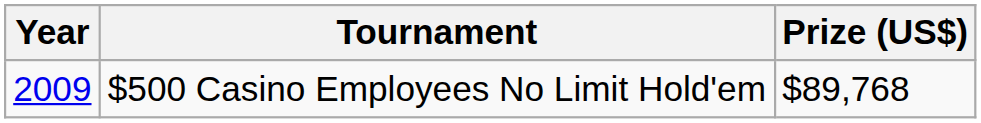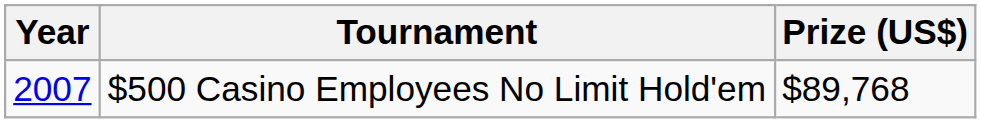(52, 88) 2009 -> (52, 88) 2007
